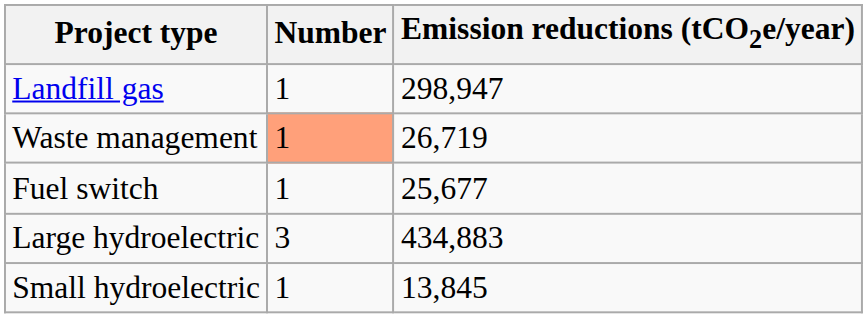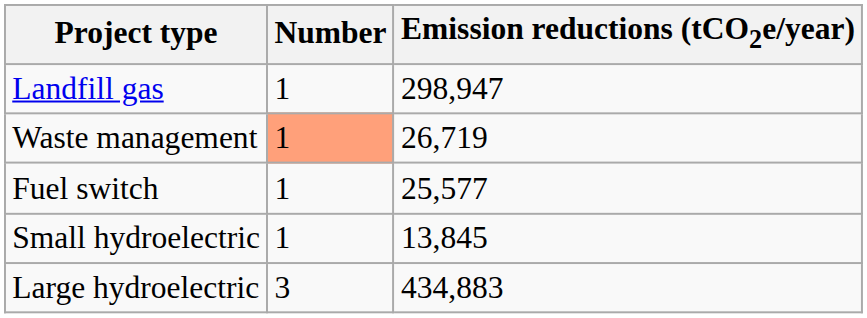(444, 187) 25,677 -> (444, 187) 25,577
rows swapped: (136, 237) <-> (136, 287)
